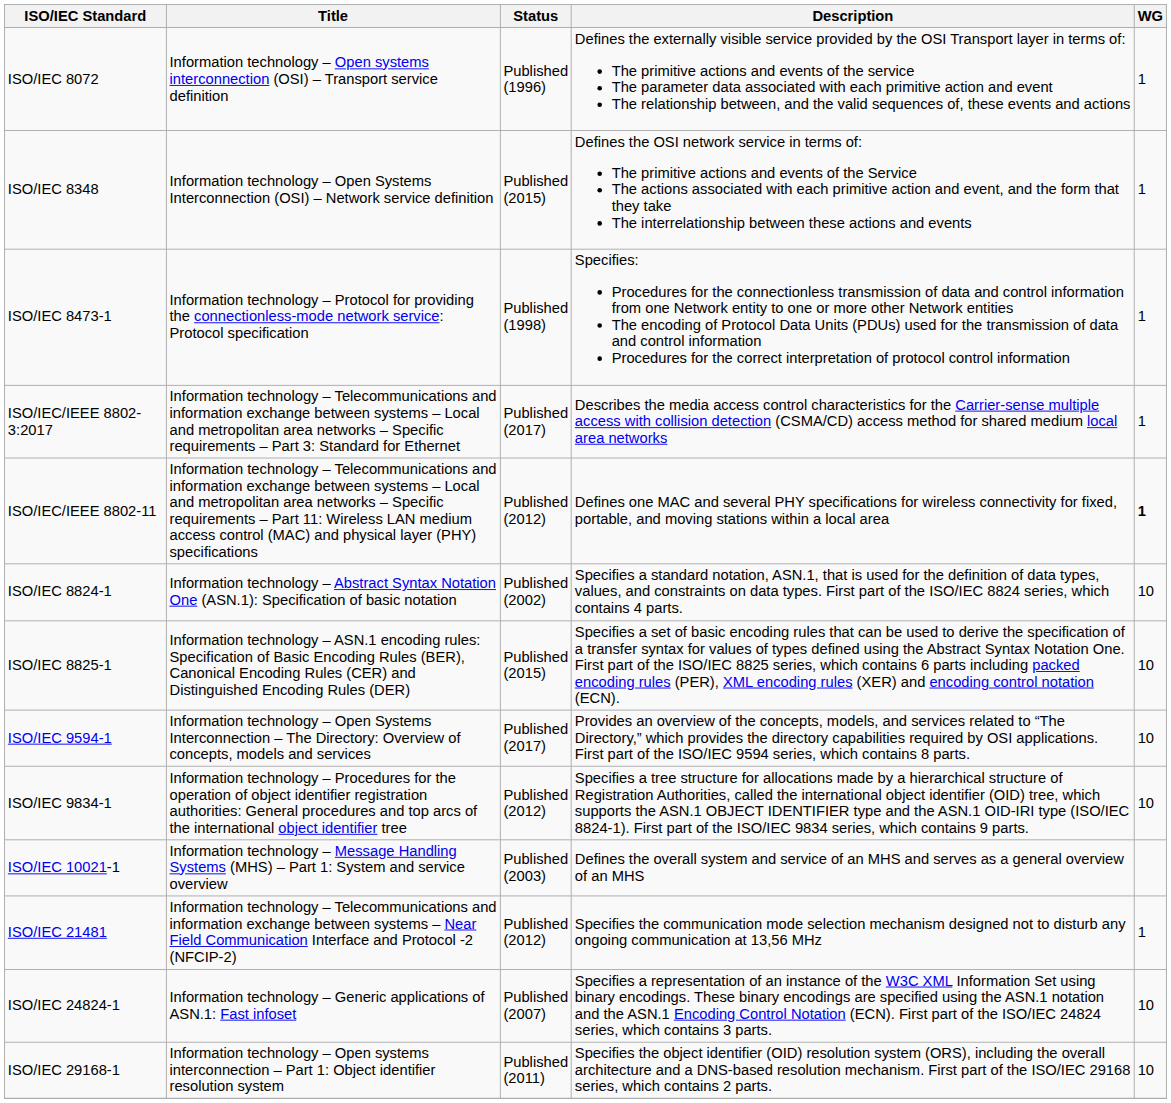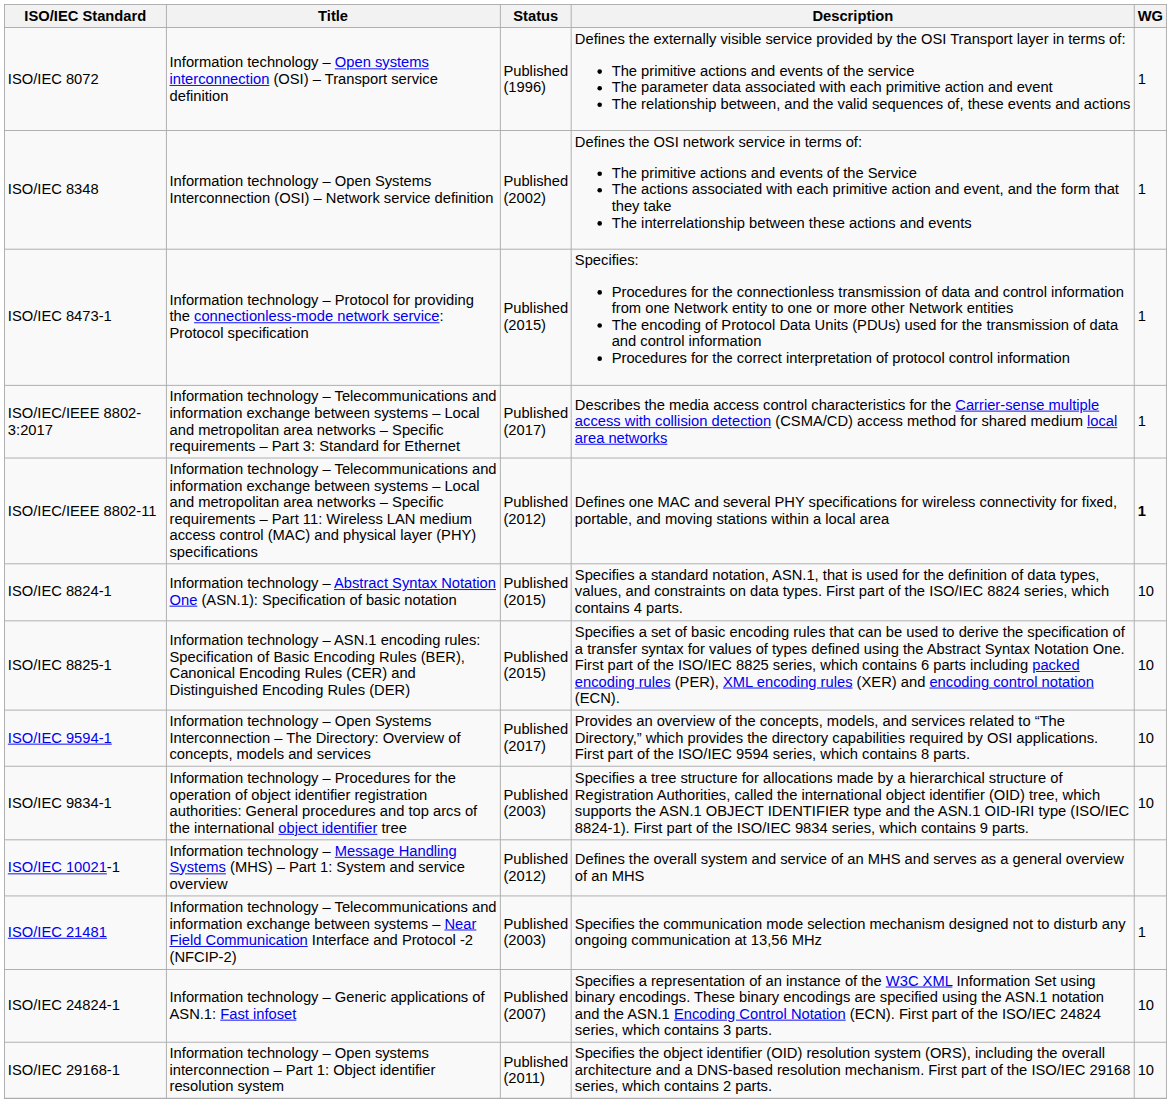(536, 189) Published (2015) -> (536, 189) Published (2002)
(536, 317) Published (1998) -> (536, 317) Published (2015)
(536, 592) Published (2002) -> (536, 592) Published (2015)
(536, 803) Published (2012) -> (536, 803) Published (2003)
(536, 867) Published (2003) -> (536, 867) Published (2012)
(536, 932) Published (2012) -> (536, 932) Published (2003)
